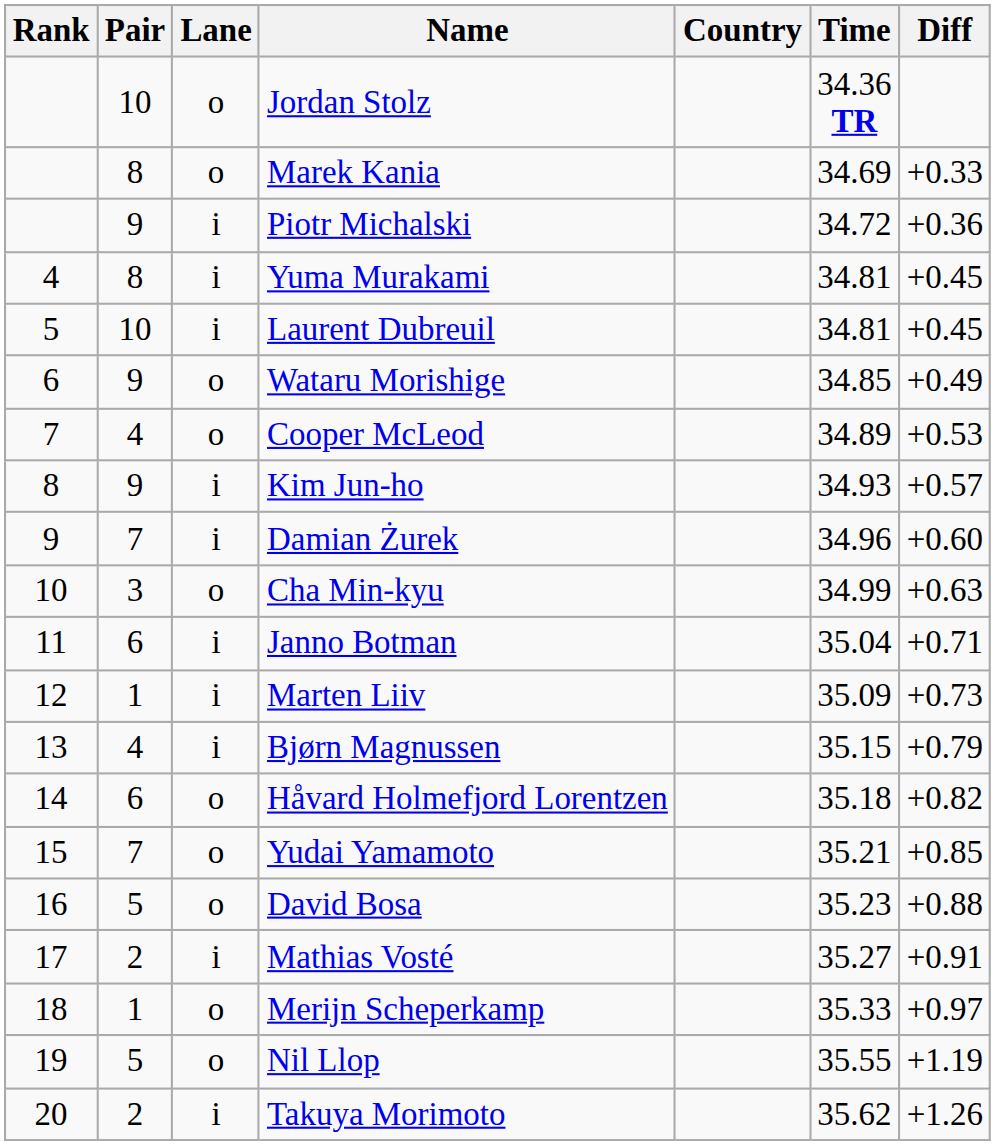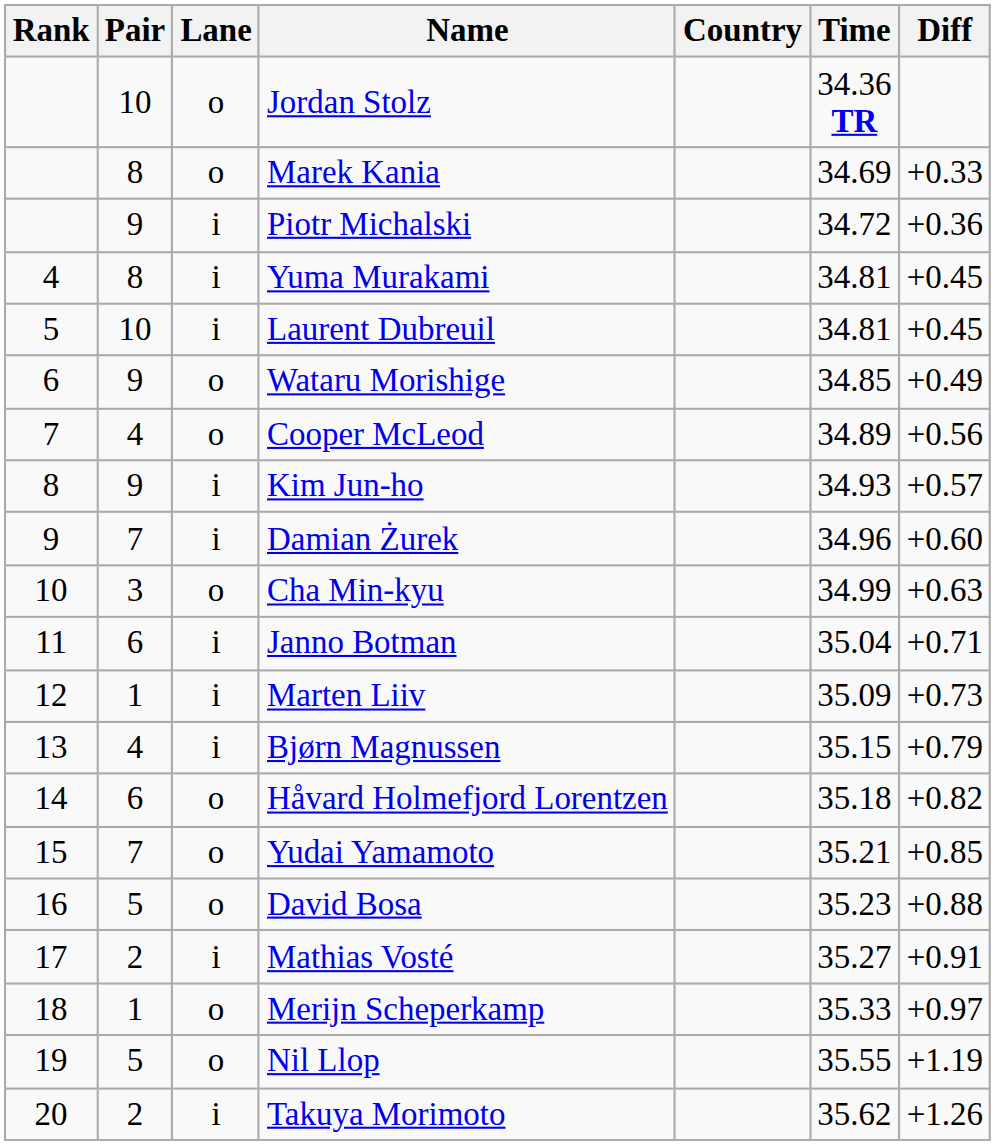(945, 433) +0.53 -> (945, 433) +0.56
